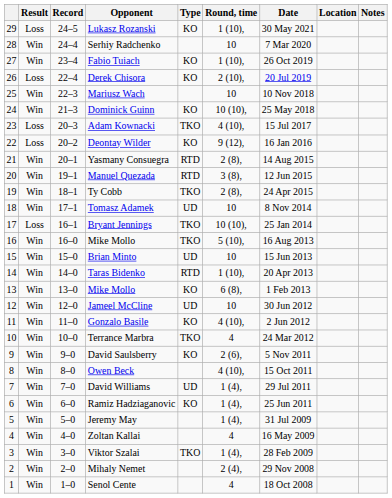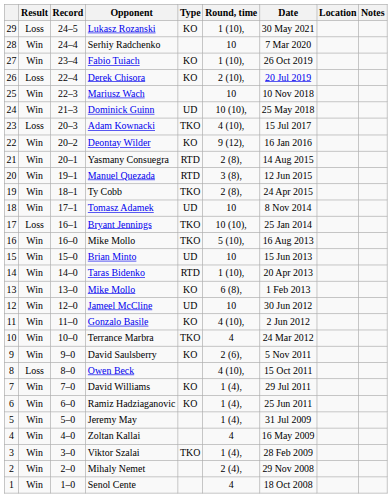(190, 110) KO -> (190, 110) UD
(35, 143) Loss -> (35, 143) Win
(35, 371) Win -> (35, 371) Loss
(190, 387) UD -> (190, 387) KO
